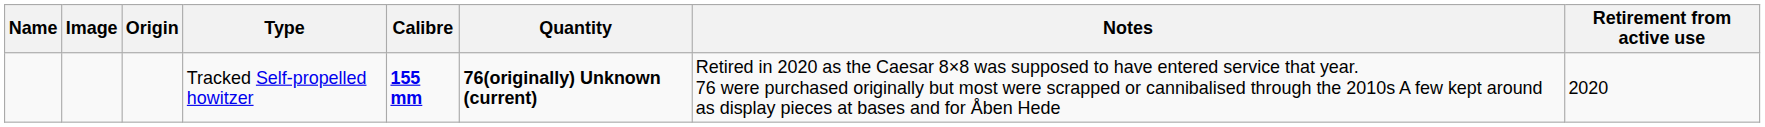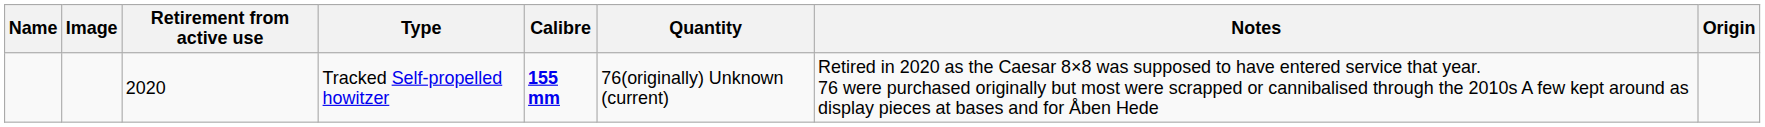columns swapped: (152, 28) <-> (1662, 28)
(562, 87) bold -> (692, 87) normal
